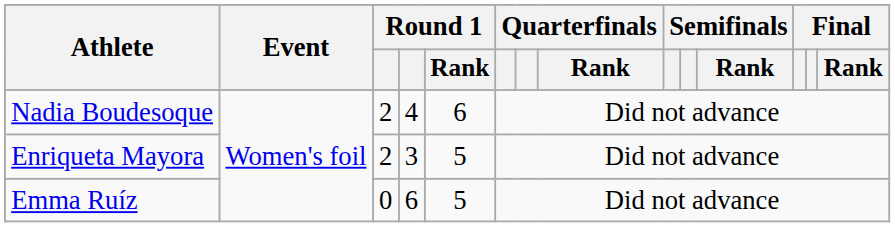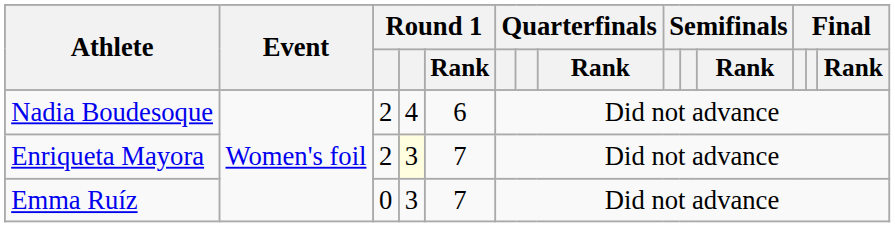(411, 156) no background -> (411, 156) lightyellow background
(460, 156) 5 -> (460, 156) 7
(411, 200) 6 -> (411, 200) 3
(460, 200) 5 -> (460, 200) 7
